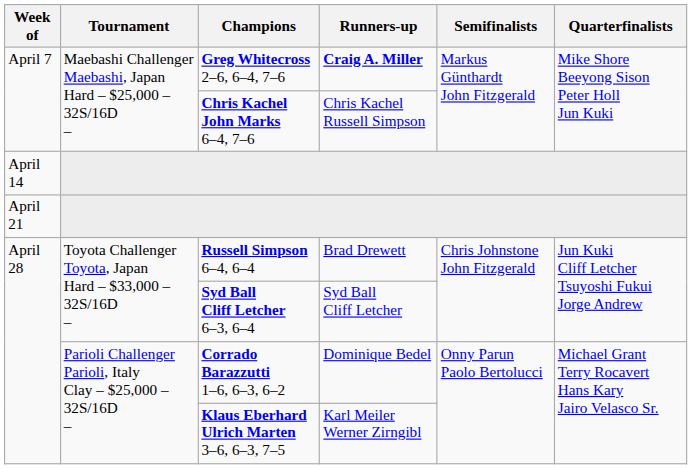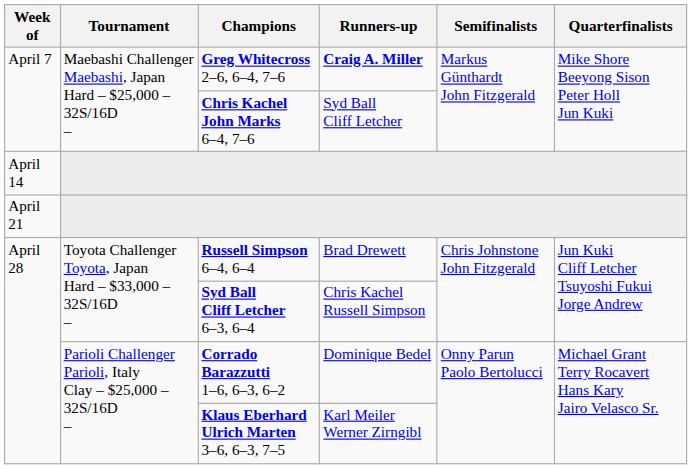(374, 111) Chris Kachel Russell Simpson -> (363, 111) Syd Ball Cliff Letcher
(363, 301) Syd Ball Cliff Letcher -> (374, 301) Chris Kachel Russell Simpson
